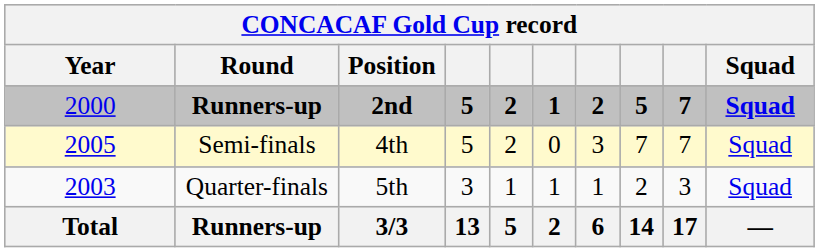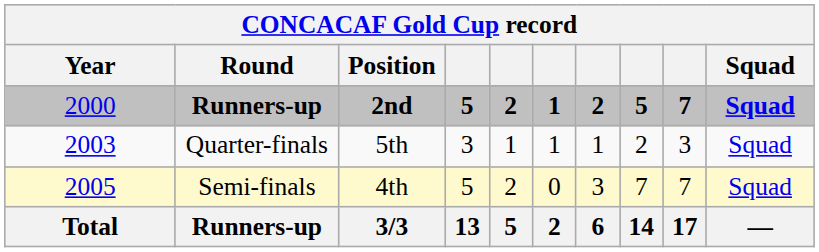rows swapped: (257, 186) <-> (257, 145)
